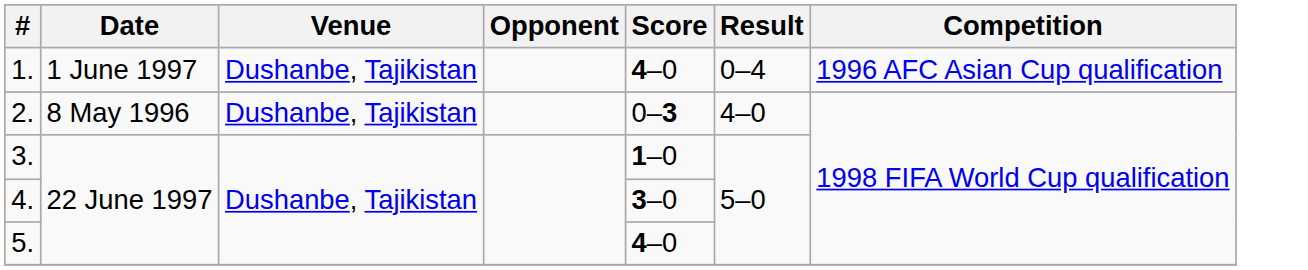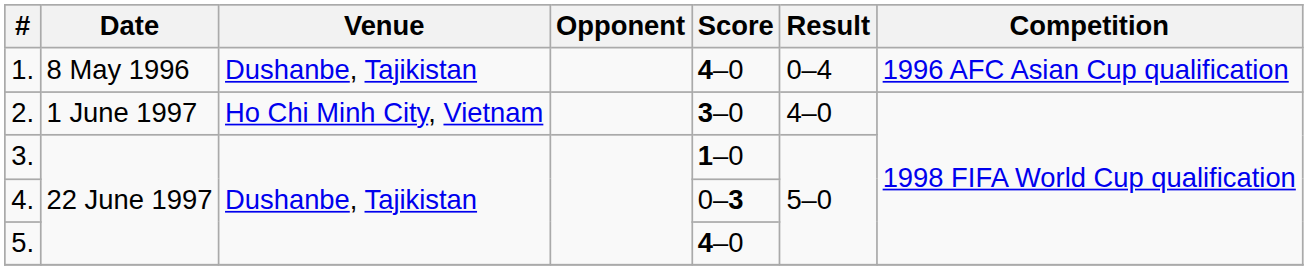(122, 69) 1 June 1997 -> (118, 69) 8 May 1996
(118, 112) 8 May 1996 -> (122, 112) 1 June 1997
(351, 112) Dushanbe, Tajikistan -> (384, 112) Ho Chi Minh City, Vietnam
(654, 112) 0–3 -> (721, 112) 3–0
(654, 199) 3–0 -> (721, 199) 0–3
